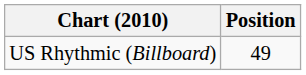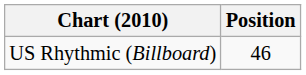(261, 52) 49 -> (261, 52) 46
